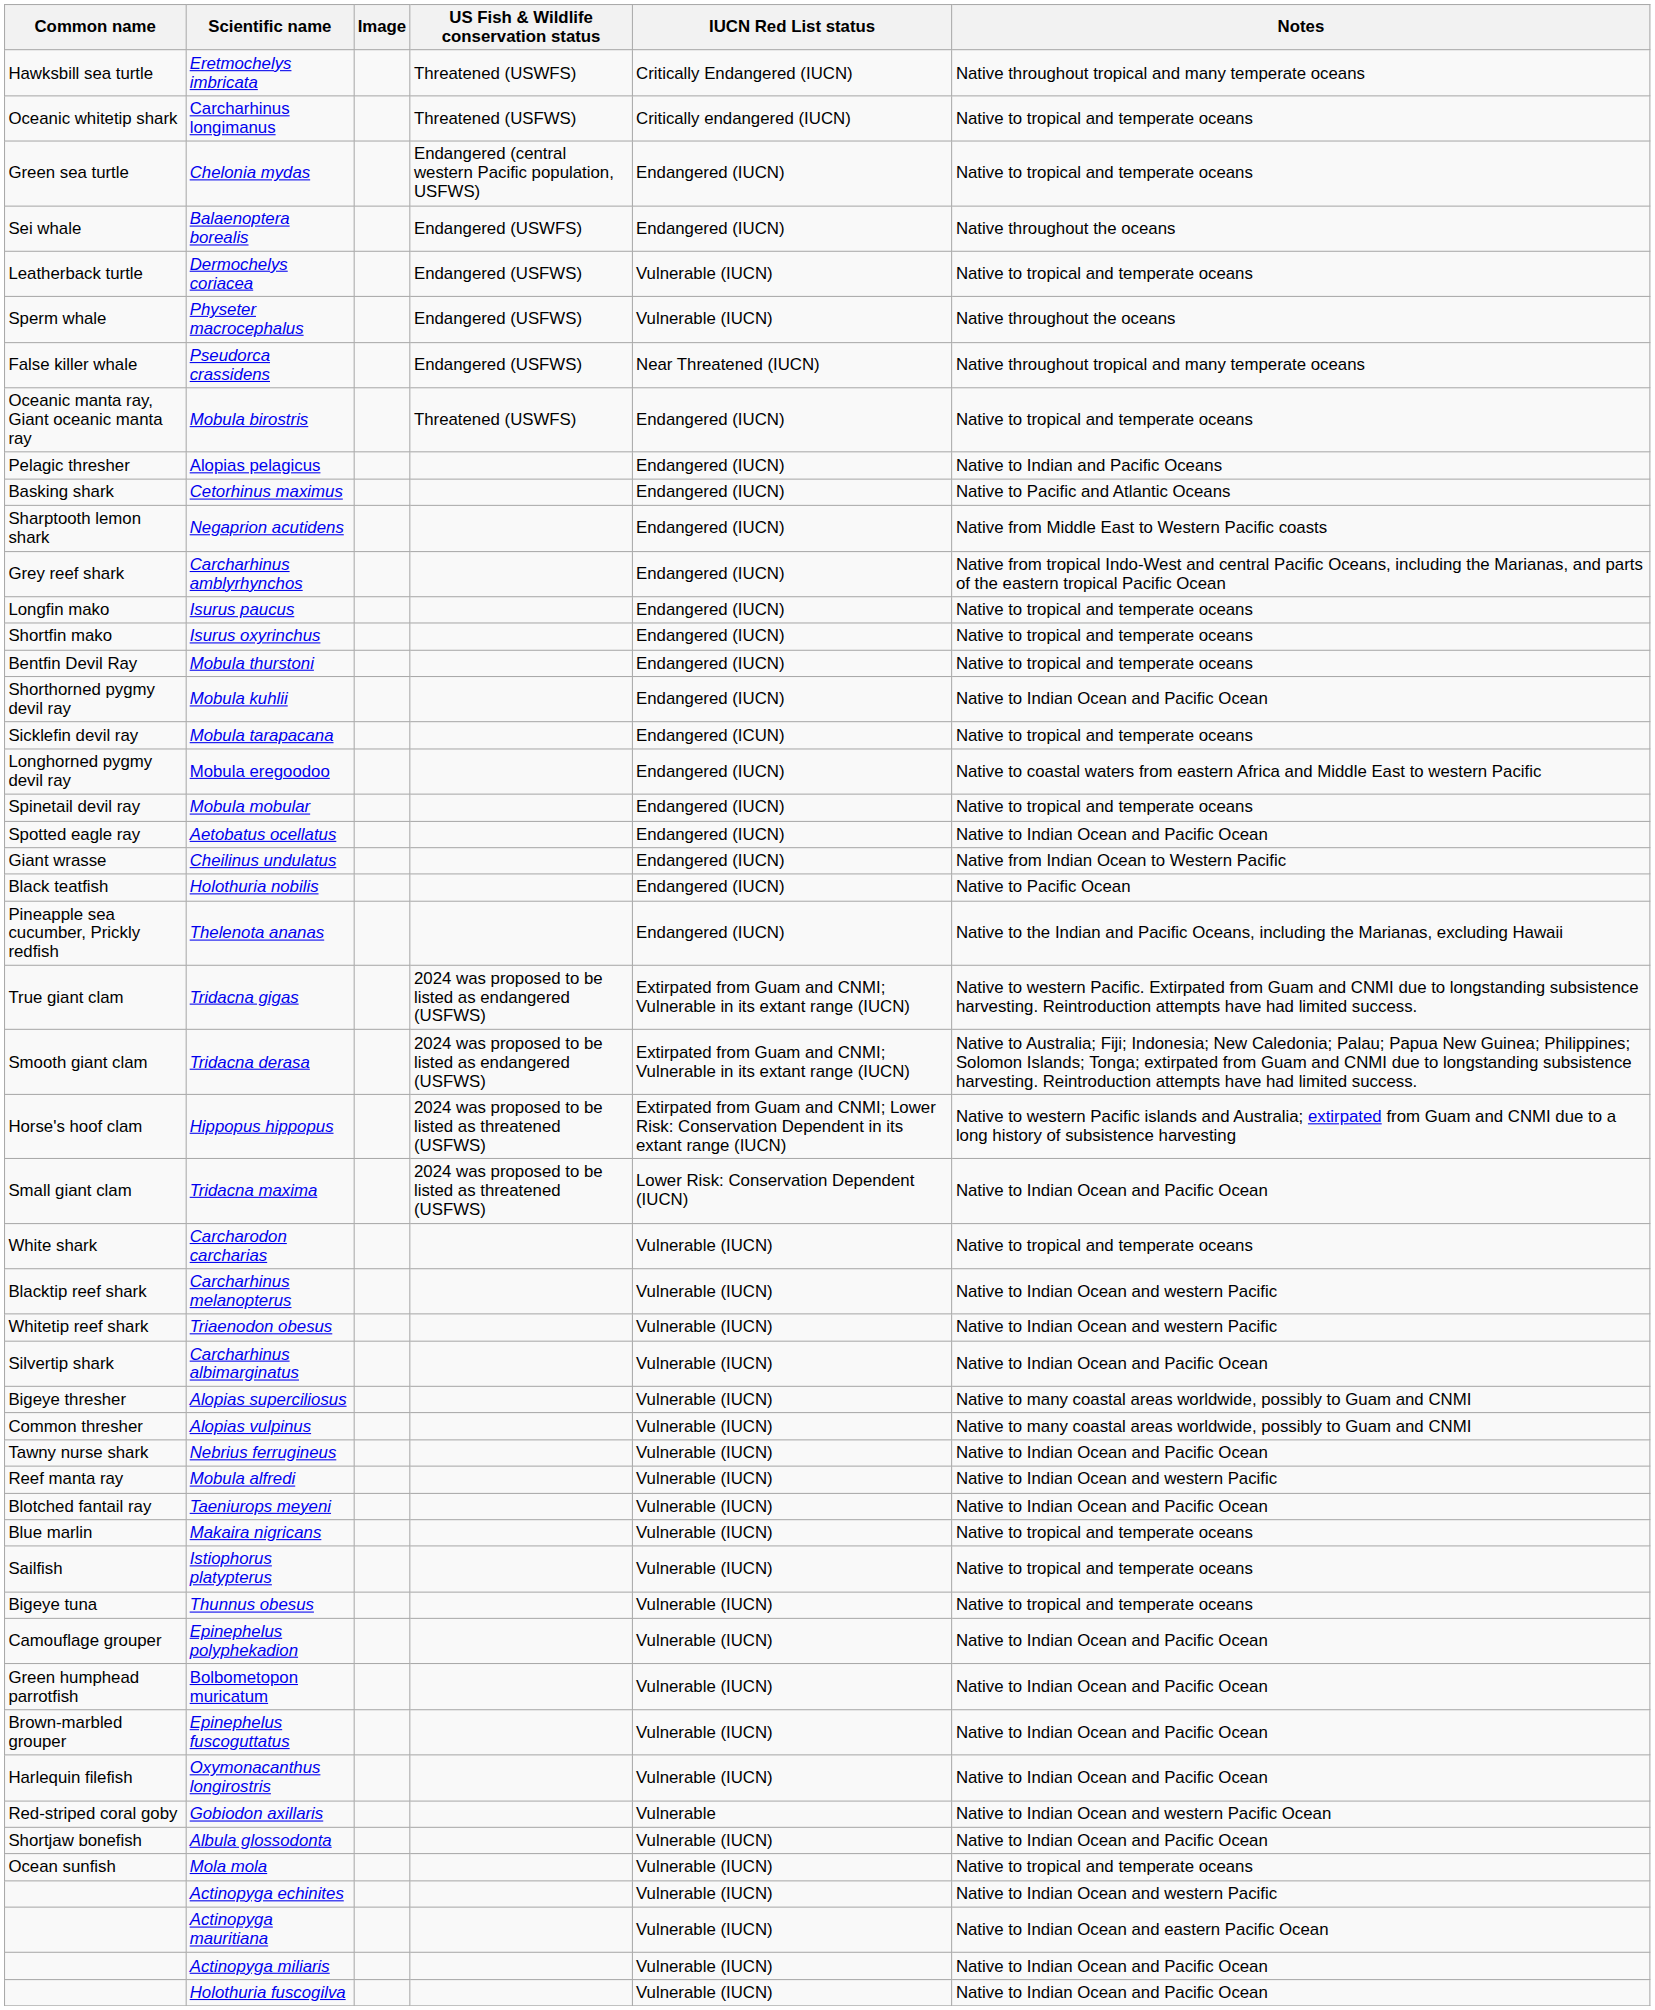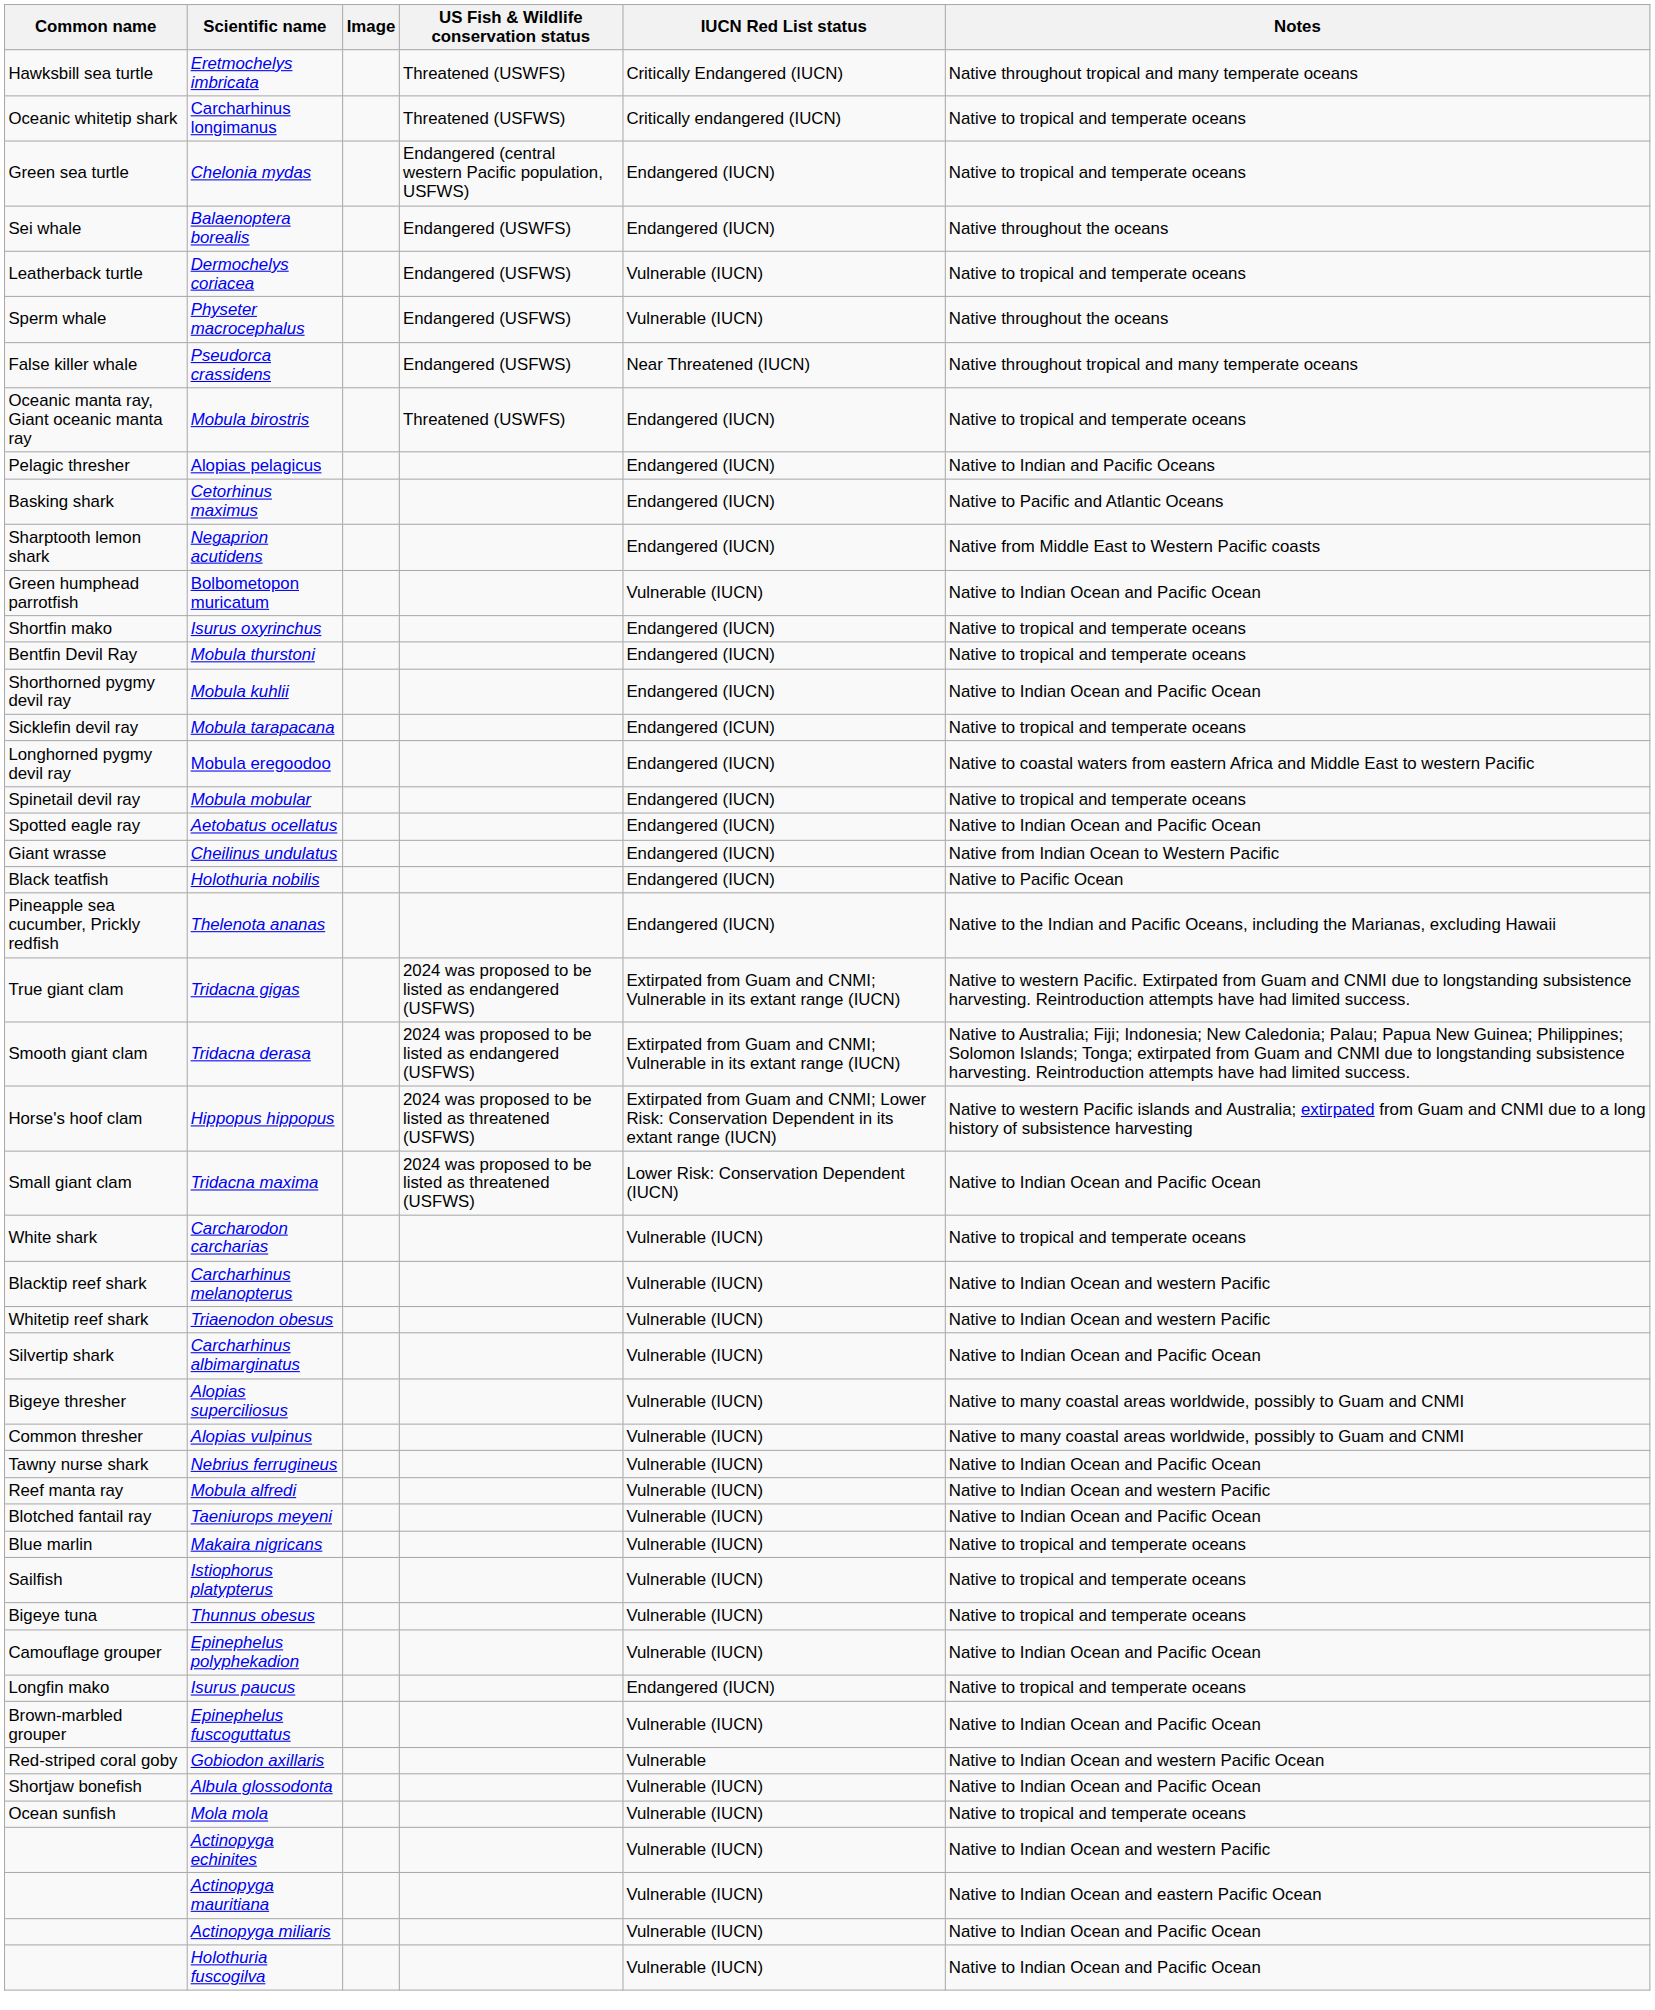- row: (246, 573)
rows swapped: (242, 609) <-> (244, 1686)
- row: (255, 1777)
